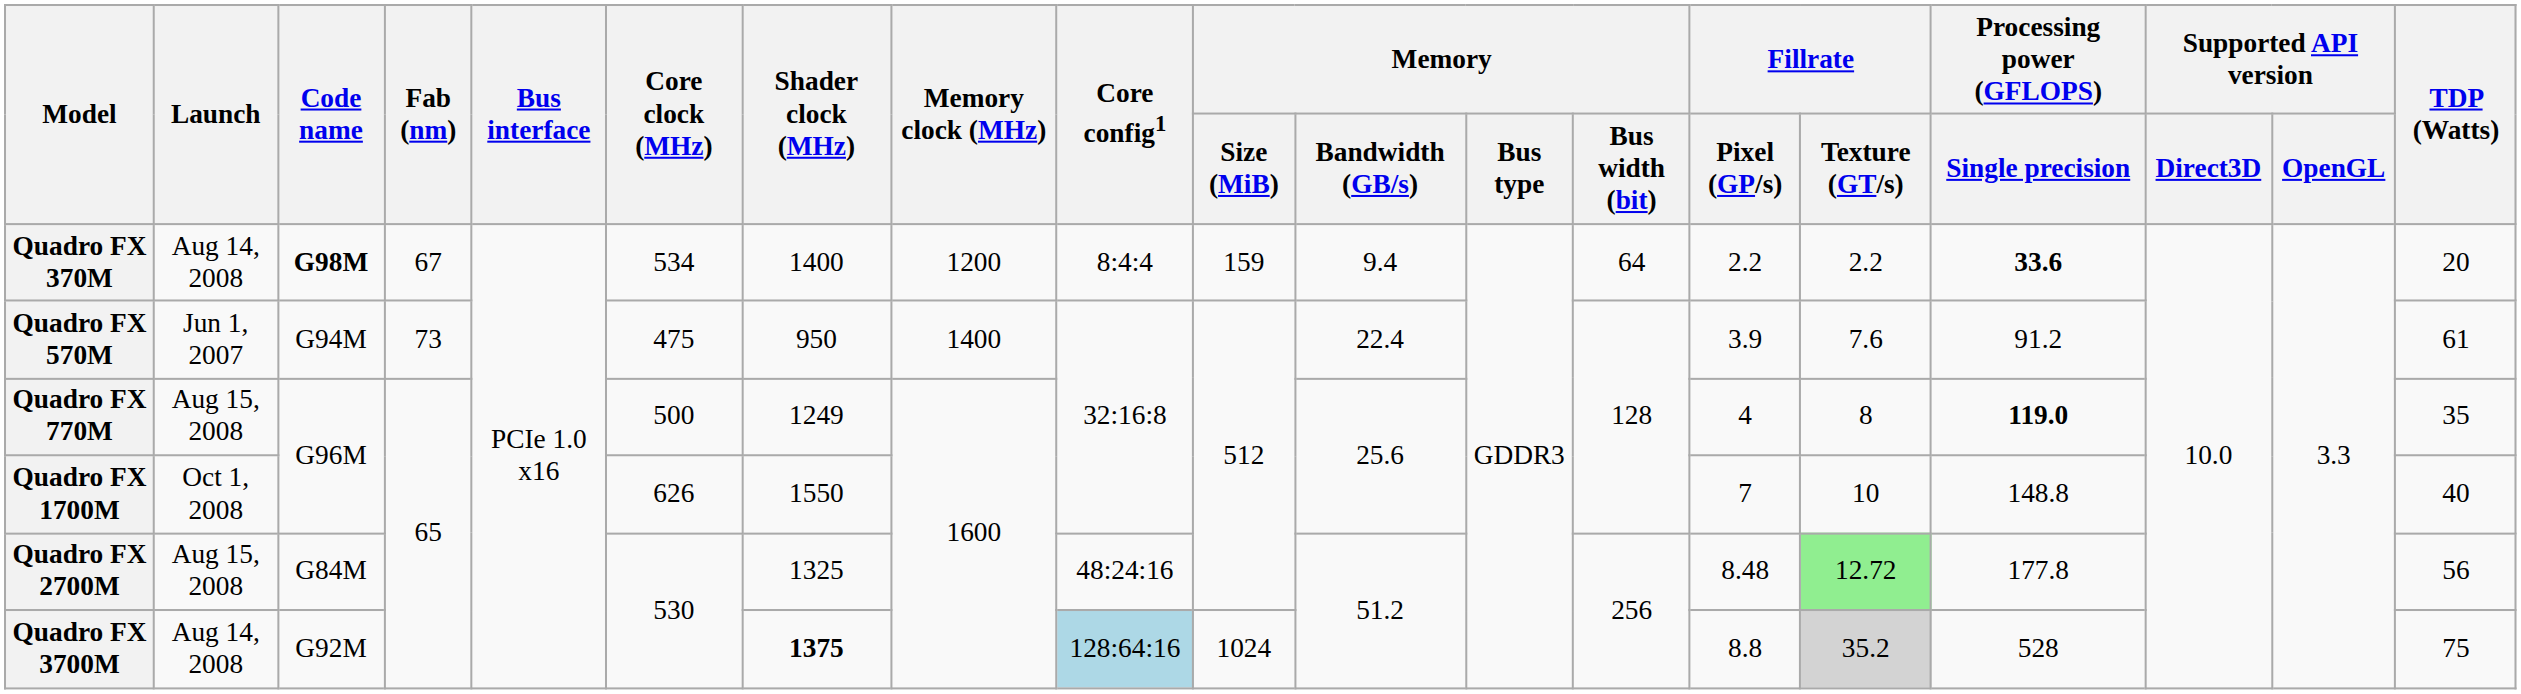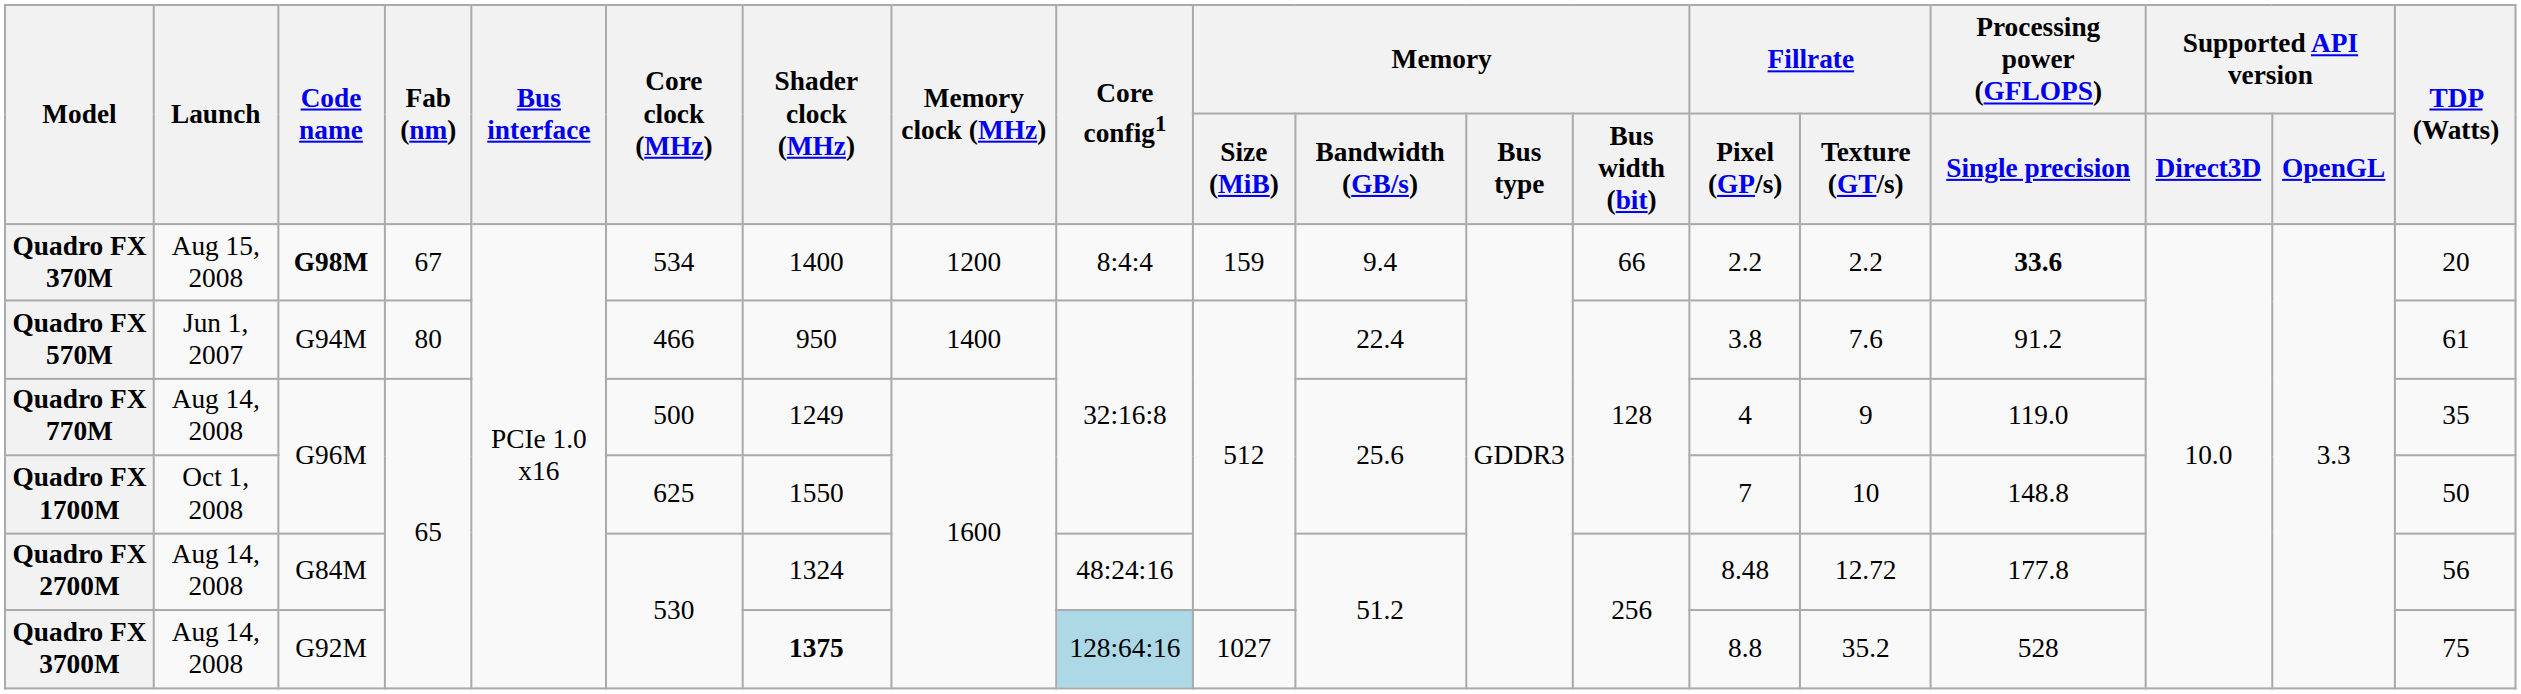(216, 261) Aug 14, 2008 -> (216, 261) Aug 15, 2008
(1632, 261) 64 -> (1632, 261) 66
(428, 338) 73 -> (428, 338) 80
(674, 338) 475 -> (674, 338) 466
(1745, 338) 3.9 -> (1745, 338) 3.8
(216, 416) Aug 15, 2008 -> (216, 416) Aug 14, 2008
(1866, 416) 8 -> (1866, 416) 9
(2038, 416) bold -> (2038, 416) normal
(674, 493) 626 -> (674, 493) 625
(2456, 493) 40 -> (2456, 493) 50
(216, 570) Aug 15, 2008 -> (216, 570) Aug 14, 2008
(816, 570) 1325 -> (816, 570) 1324
(1866, 570) lightgreen background -> (1866, 570) no background
(1244, 647) 1024 -> (1244, 647) 1027
(1866, 647) lightgrey background -> (1866, 647) no background
